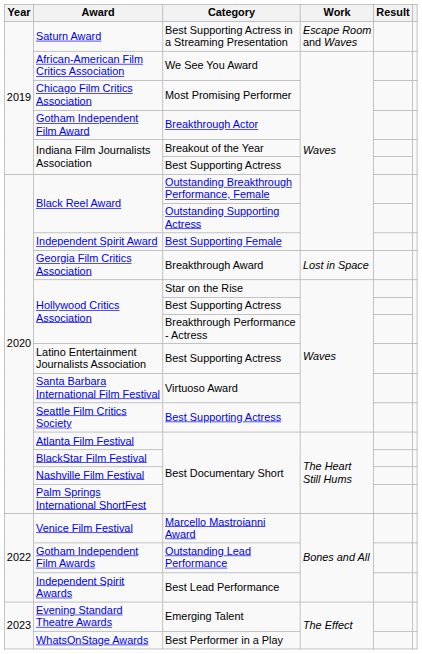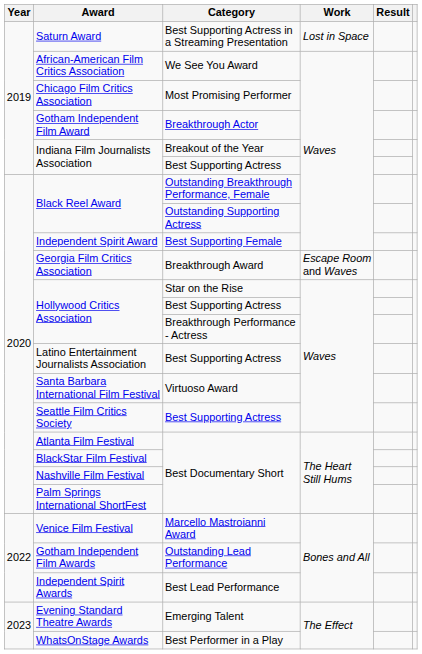(337, 36) Escape Room and Waves -> (336, 36) Lost in Space
(336, 265) Lost in Space -> (337, 265) Escape Room and Waves
